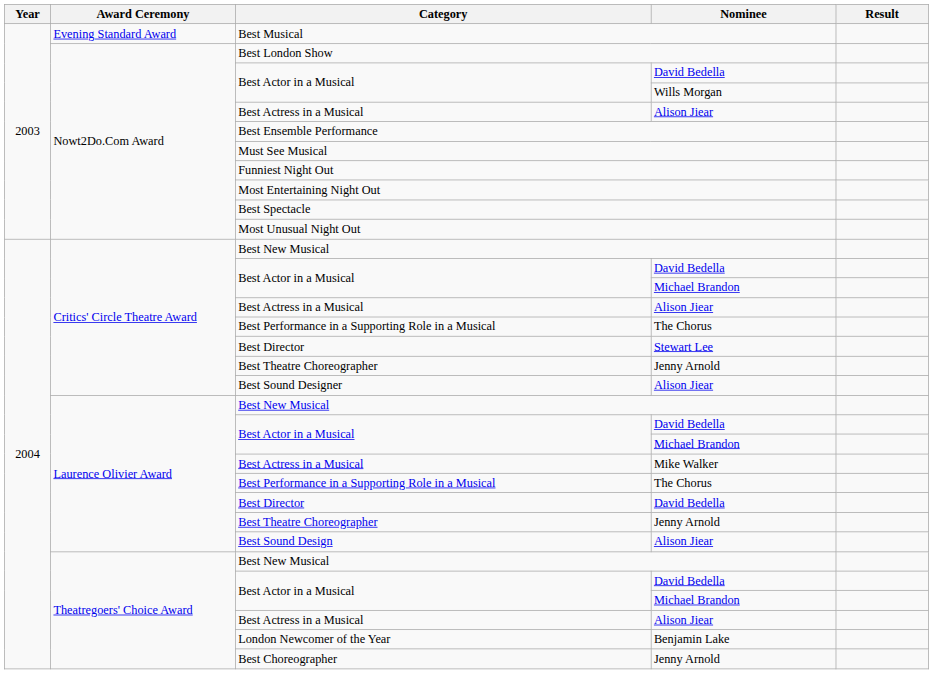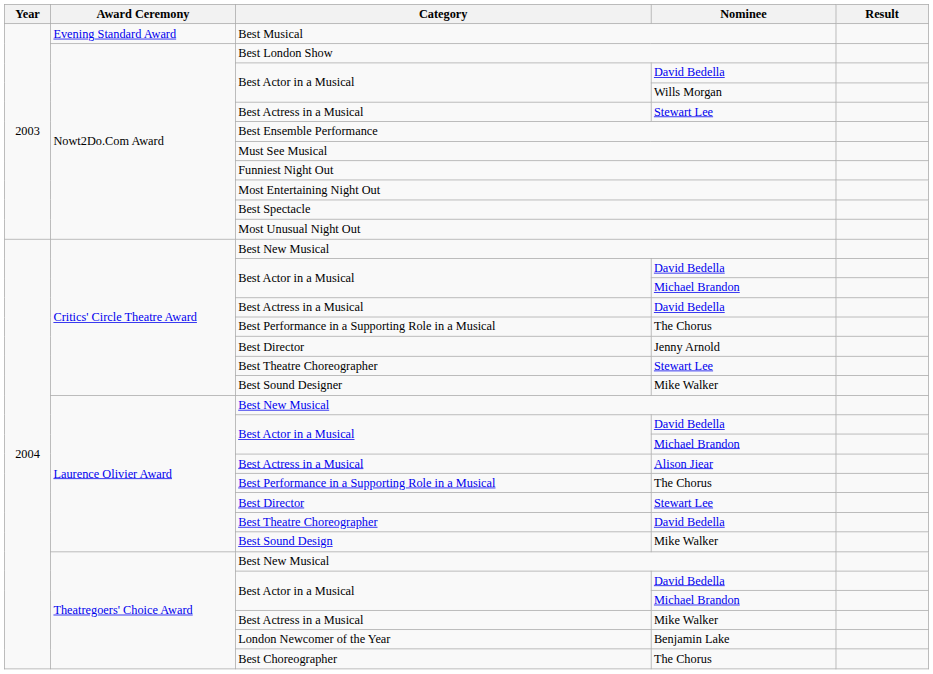(684, 111) Alison Jiear -> (683, 111) Stewart Lee
(684, 307) Alison Jiear -> (689, 307) David Bedella
(683, 346) Stewart Lee -> (687, 346) Jenny Arnold
(687, 365) Jenny Arnold -> (683, 365) Stewart Lee
(684, 385) Alison Jiear -> (686, 385) Mike Walker
(686, 463) Mike Walker -> (684, 463) Alison Jiear
(689, 502) David Bedella -> (683, 502) Stewart Lee
(687, 522) Jenny Arnold -> (689, 522) David Bedella
(684, 541) Alison Jiear -> (686, 541) Mike Walker
(684, 619) Alison Jiear -> (686, 619) Mike Walker
(687, 659) Jenny Arnold -> (683, 659) The Chorus
